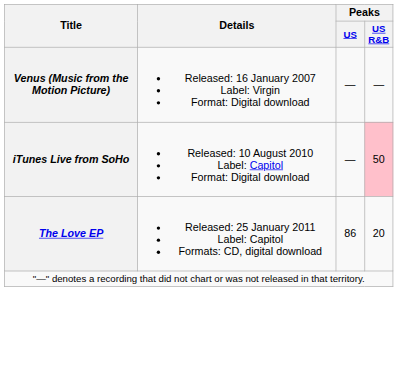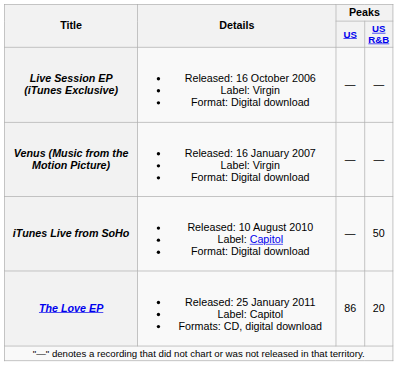+ row: (71, 84)
(379, 159) pink background -> (379, 234) no background
